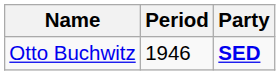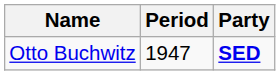(168, 53) 1946 -> (168, 53) 1947
